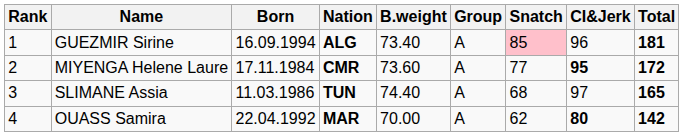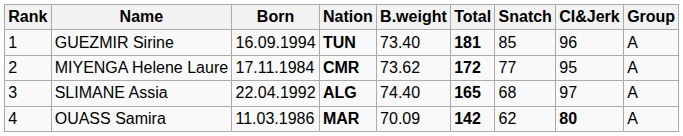columns swapped: (478, 17) <-> (657, 17)
(340, 42) ALG -> (339, 42) TUN
(518, 42) pink background -> (507, 42) no background
(400, 67) 73.60 -> (400, 67) 73.62
(579, 67) bold -> (568, 67) normal
(275, 93) 11.03.1986 -> (276, 93) 22.04.1992
(339, 93) TUN -> (340, 93) ALG
(276, 118) 22.04.1992 -> (275, 118) 11.03.1986
(400, 118) 70.00 -> (400, 118) 70.09
